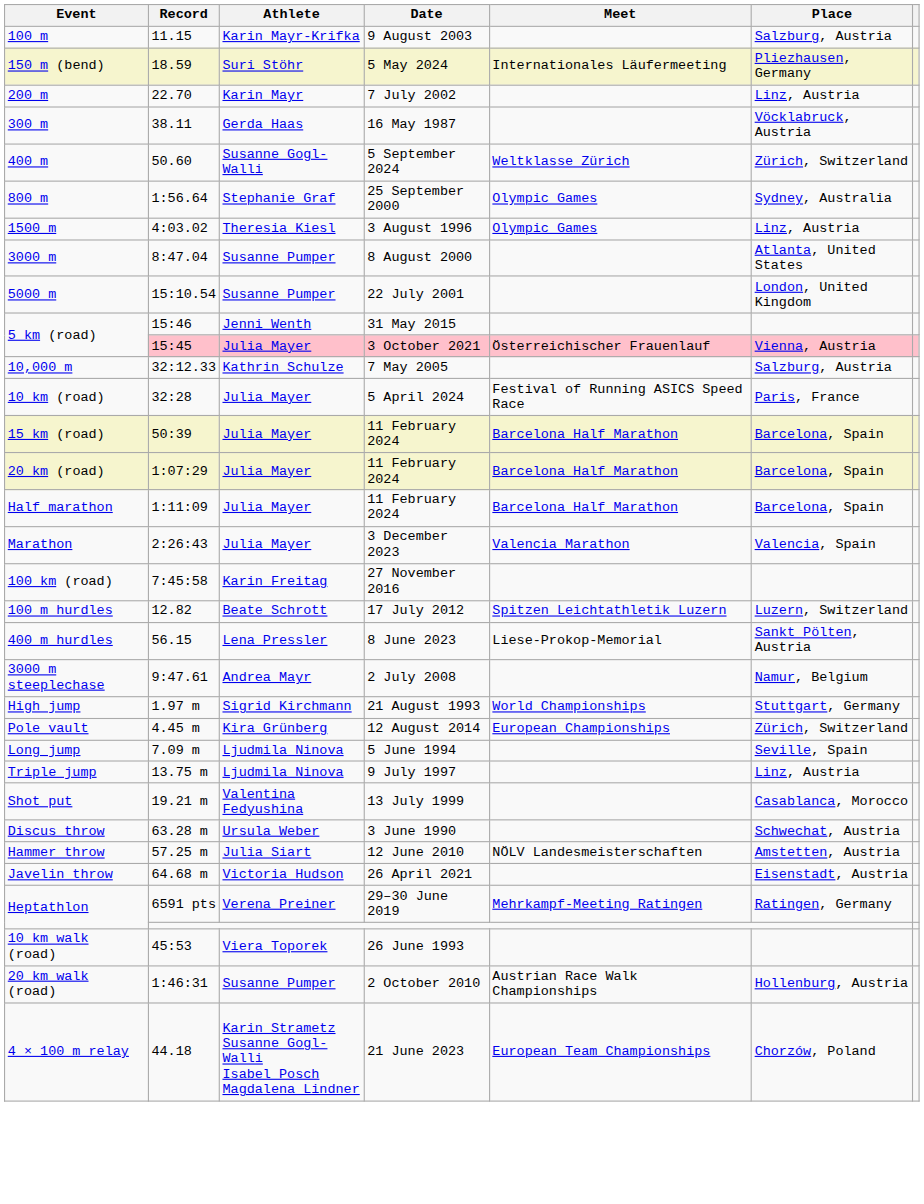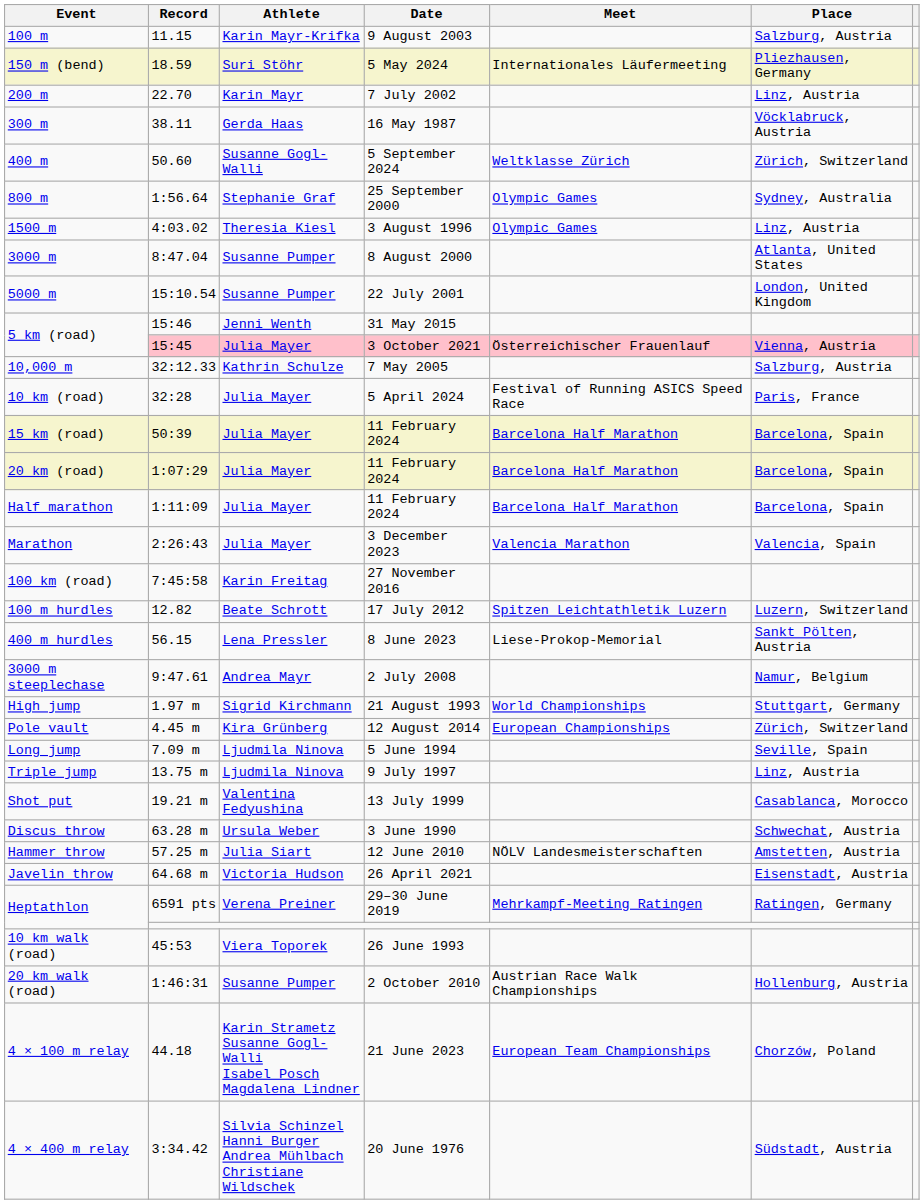+ row: (68, 1150)
